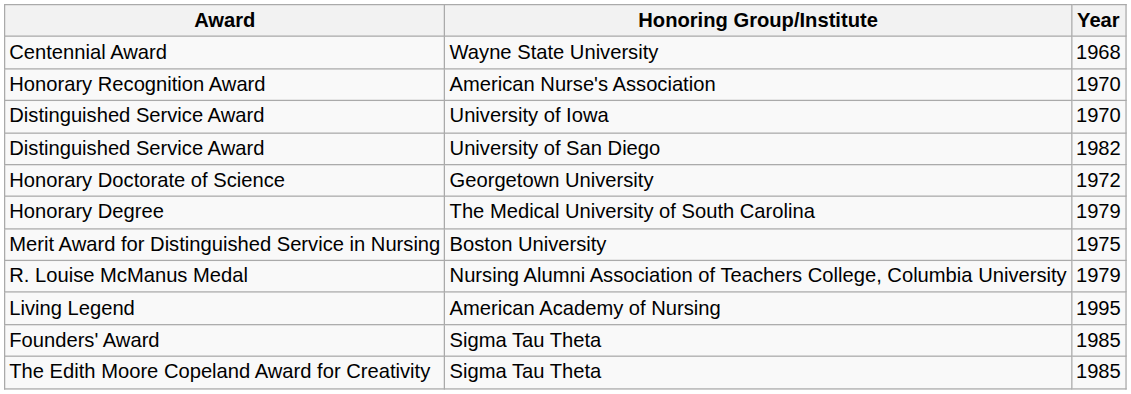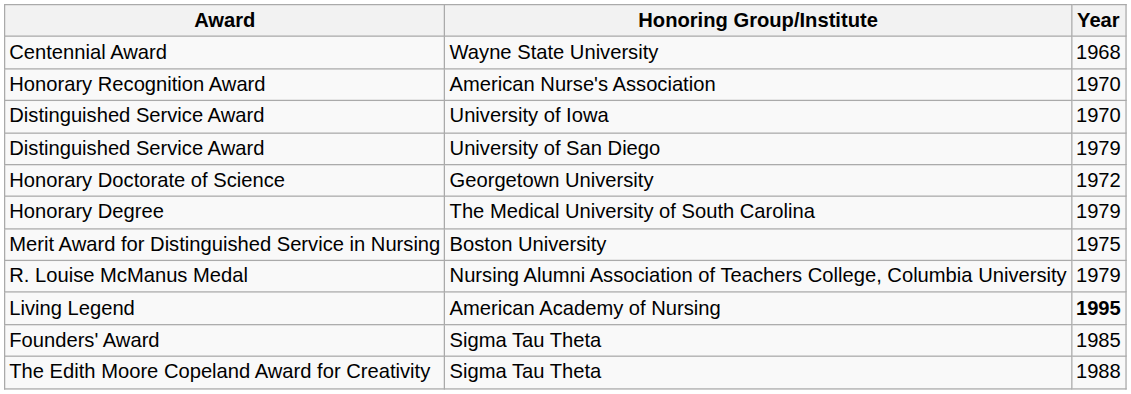(1098, 148) 1982 -> (1098, 148) 1979
(1098, 308) normal -> (1098, 308) bold
(1098, 372) 1985 -> (1098, 372) 1988
